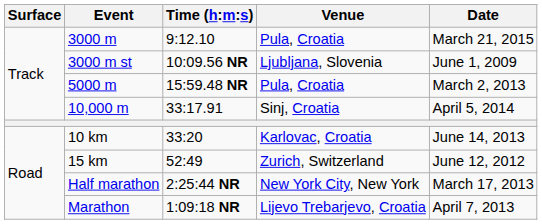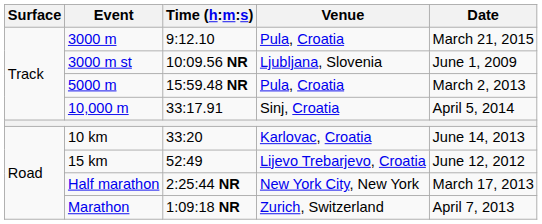(322, 161) Zurich, Switzerland -> (343, 161) Lijevo Trebarjevo, Croatia
(343, 207) Lijevo Trebarjevo, Croatia -> (322, 207) Zurich, Switzerland
